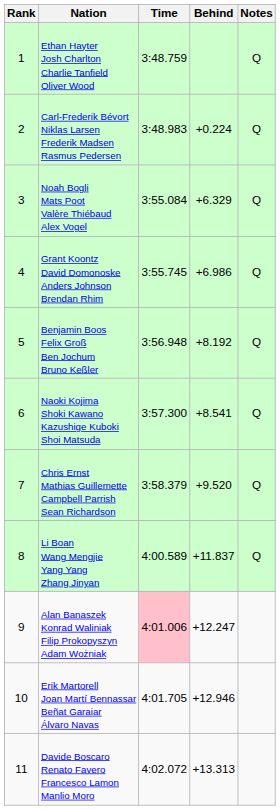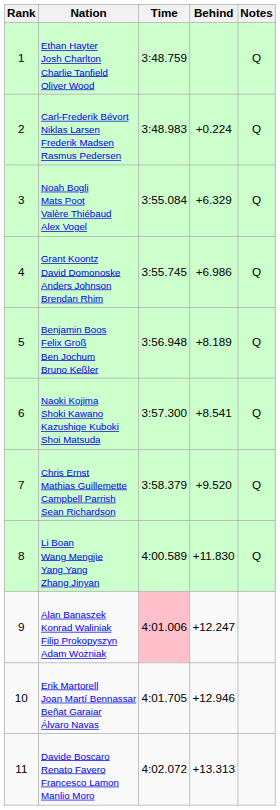(214, 342) +8.192 -> (214, 342) +8.189
(214, 556) +11.837 -> (214, 556) +11.830
